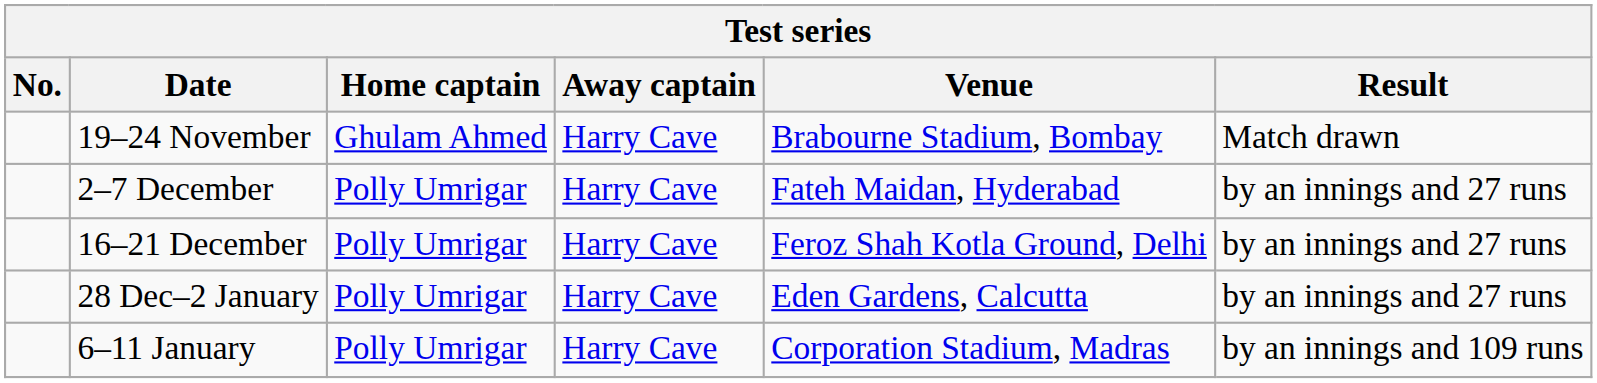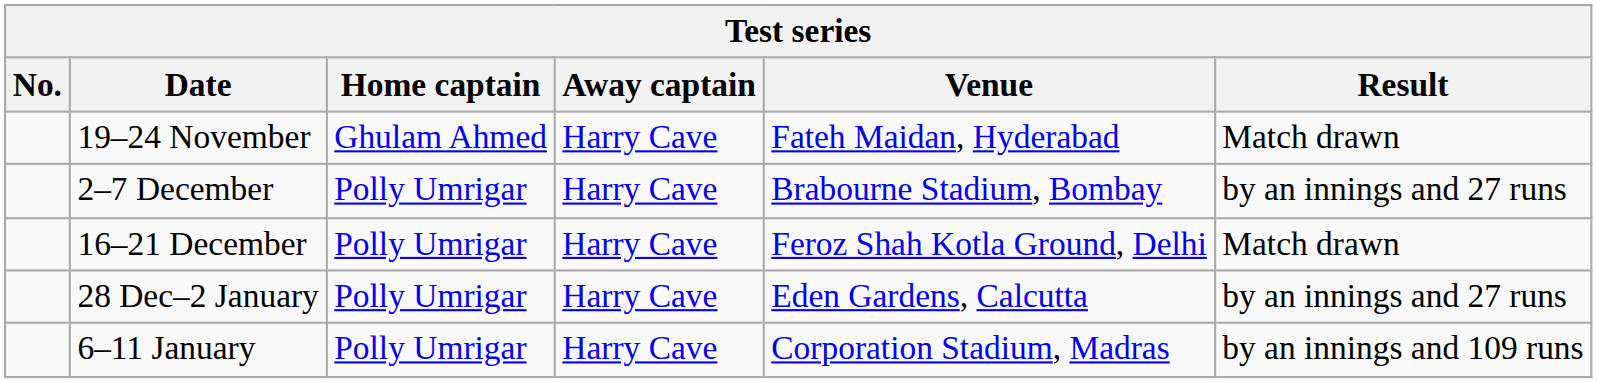(967, 137) Brabourne Stadium, Bombay -> (945, 137) Fateh Maidan, Hyderabad
(945, 190) Fateh Maidan, Hyderabad -> (967, 190) Brabourne Stadium, Bombay
(1395, 243) by an innings and 27 runs -> (1311, 243) Match drawn
